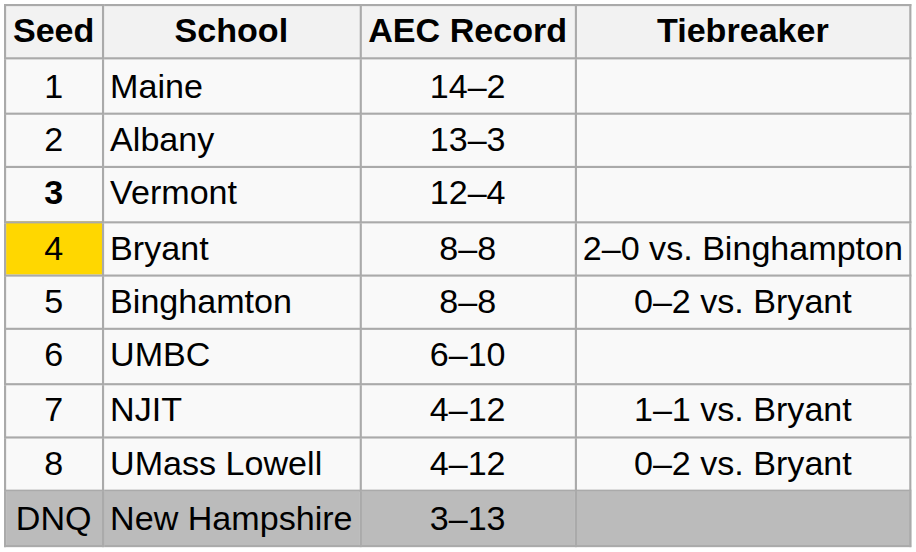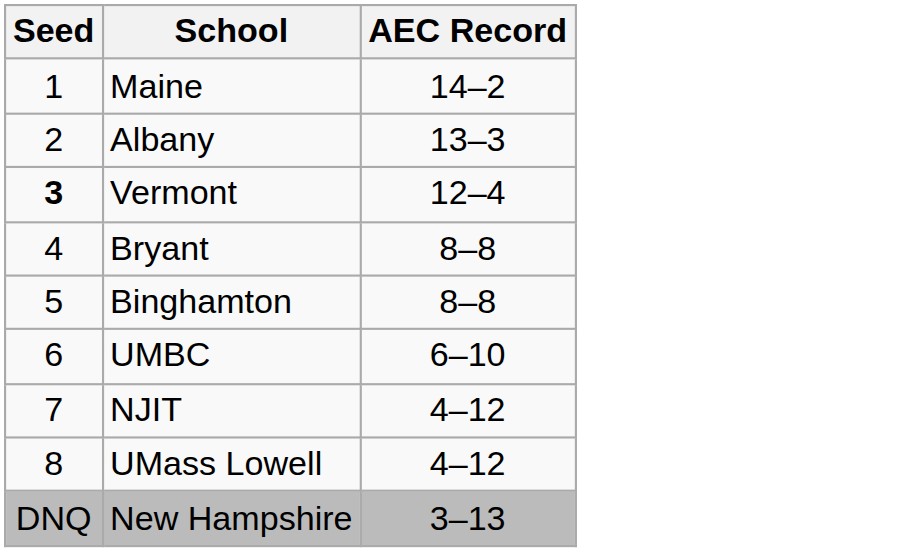- column: (743, 31)
(54, 247) gold background -> (54, 247) no background
